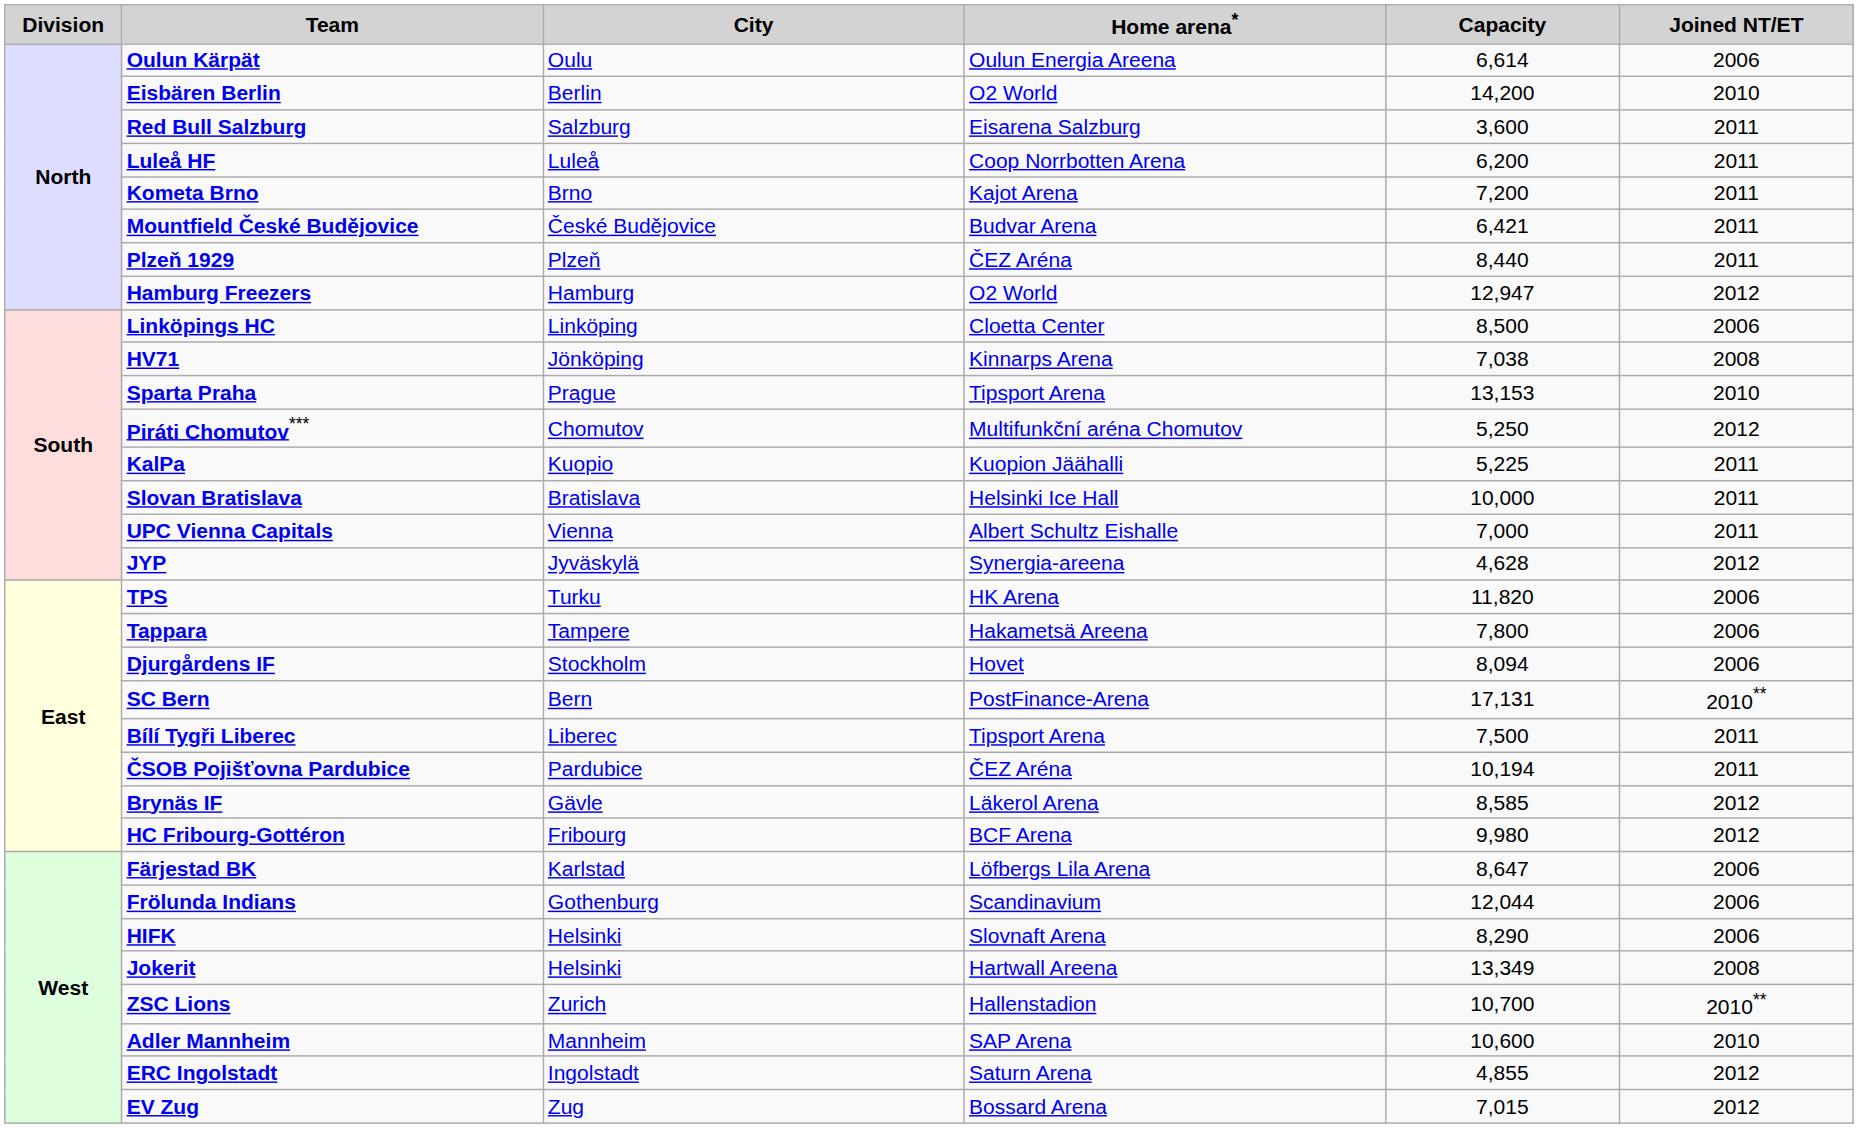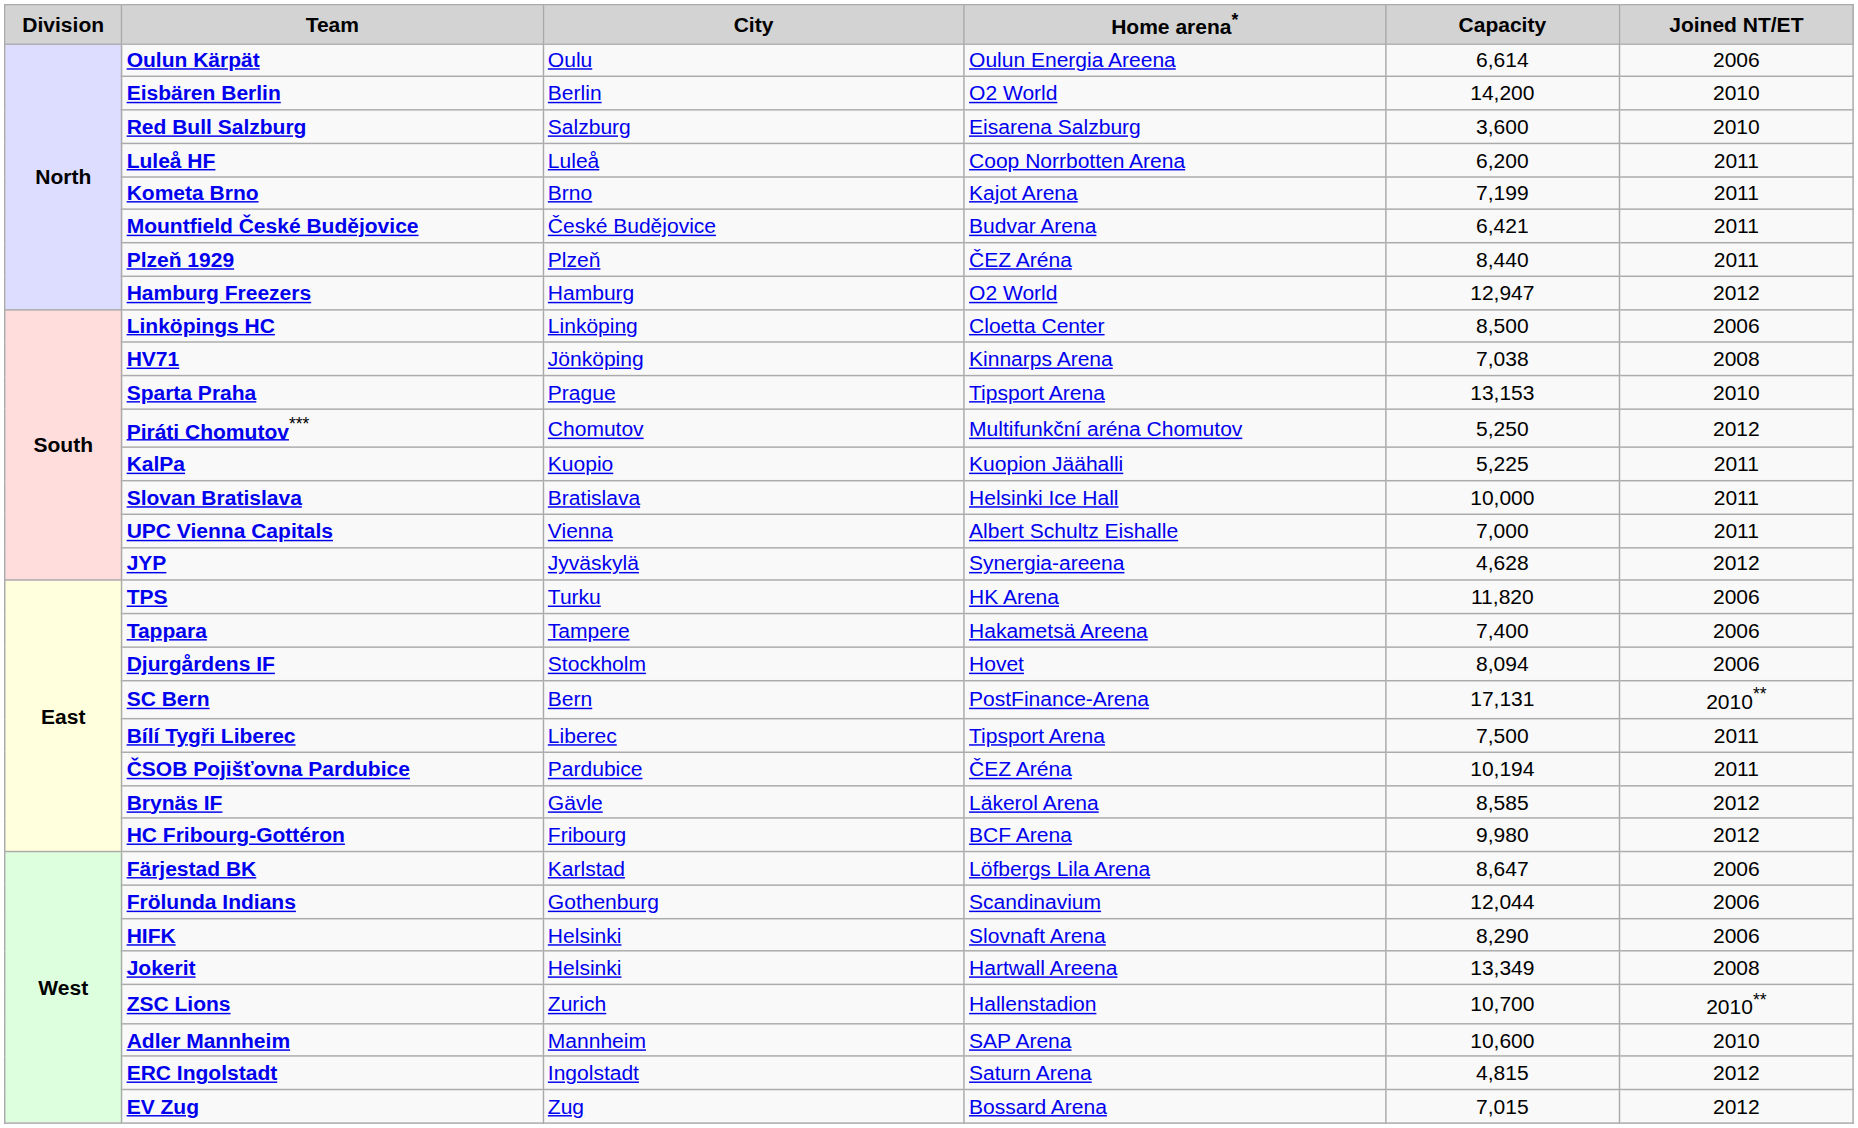(1736, 127) 2011 -> (1736, 127) 2010
(1502, 193) 7,200 -> (1502, 193) 7,199
(1502, 631) 7,800 -> (1502, 631) 7,400
(1502, 1074) 4,855 -> (1502, 1074) 4,815
